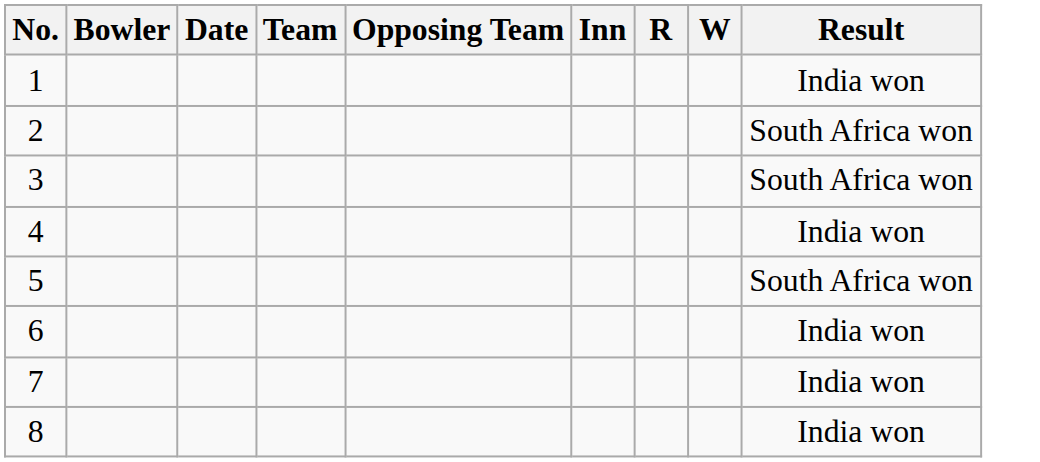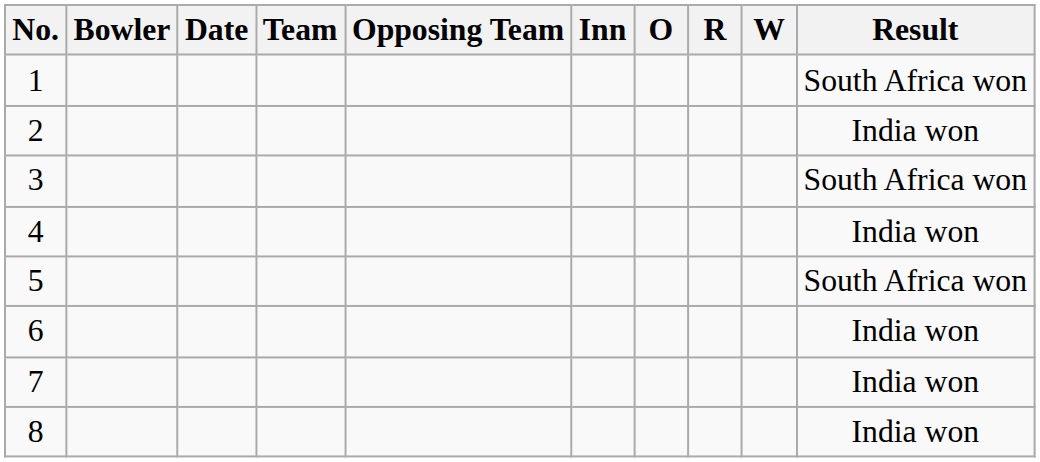+ column: (661, 29)
(861, 79) India won -> (915, 79) South Africa won
(861, 130) South Africa won -> (915, 130) India won
